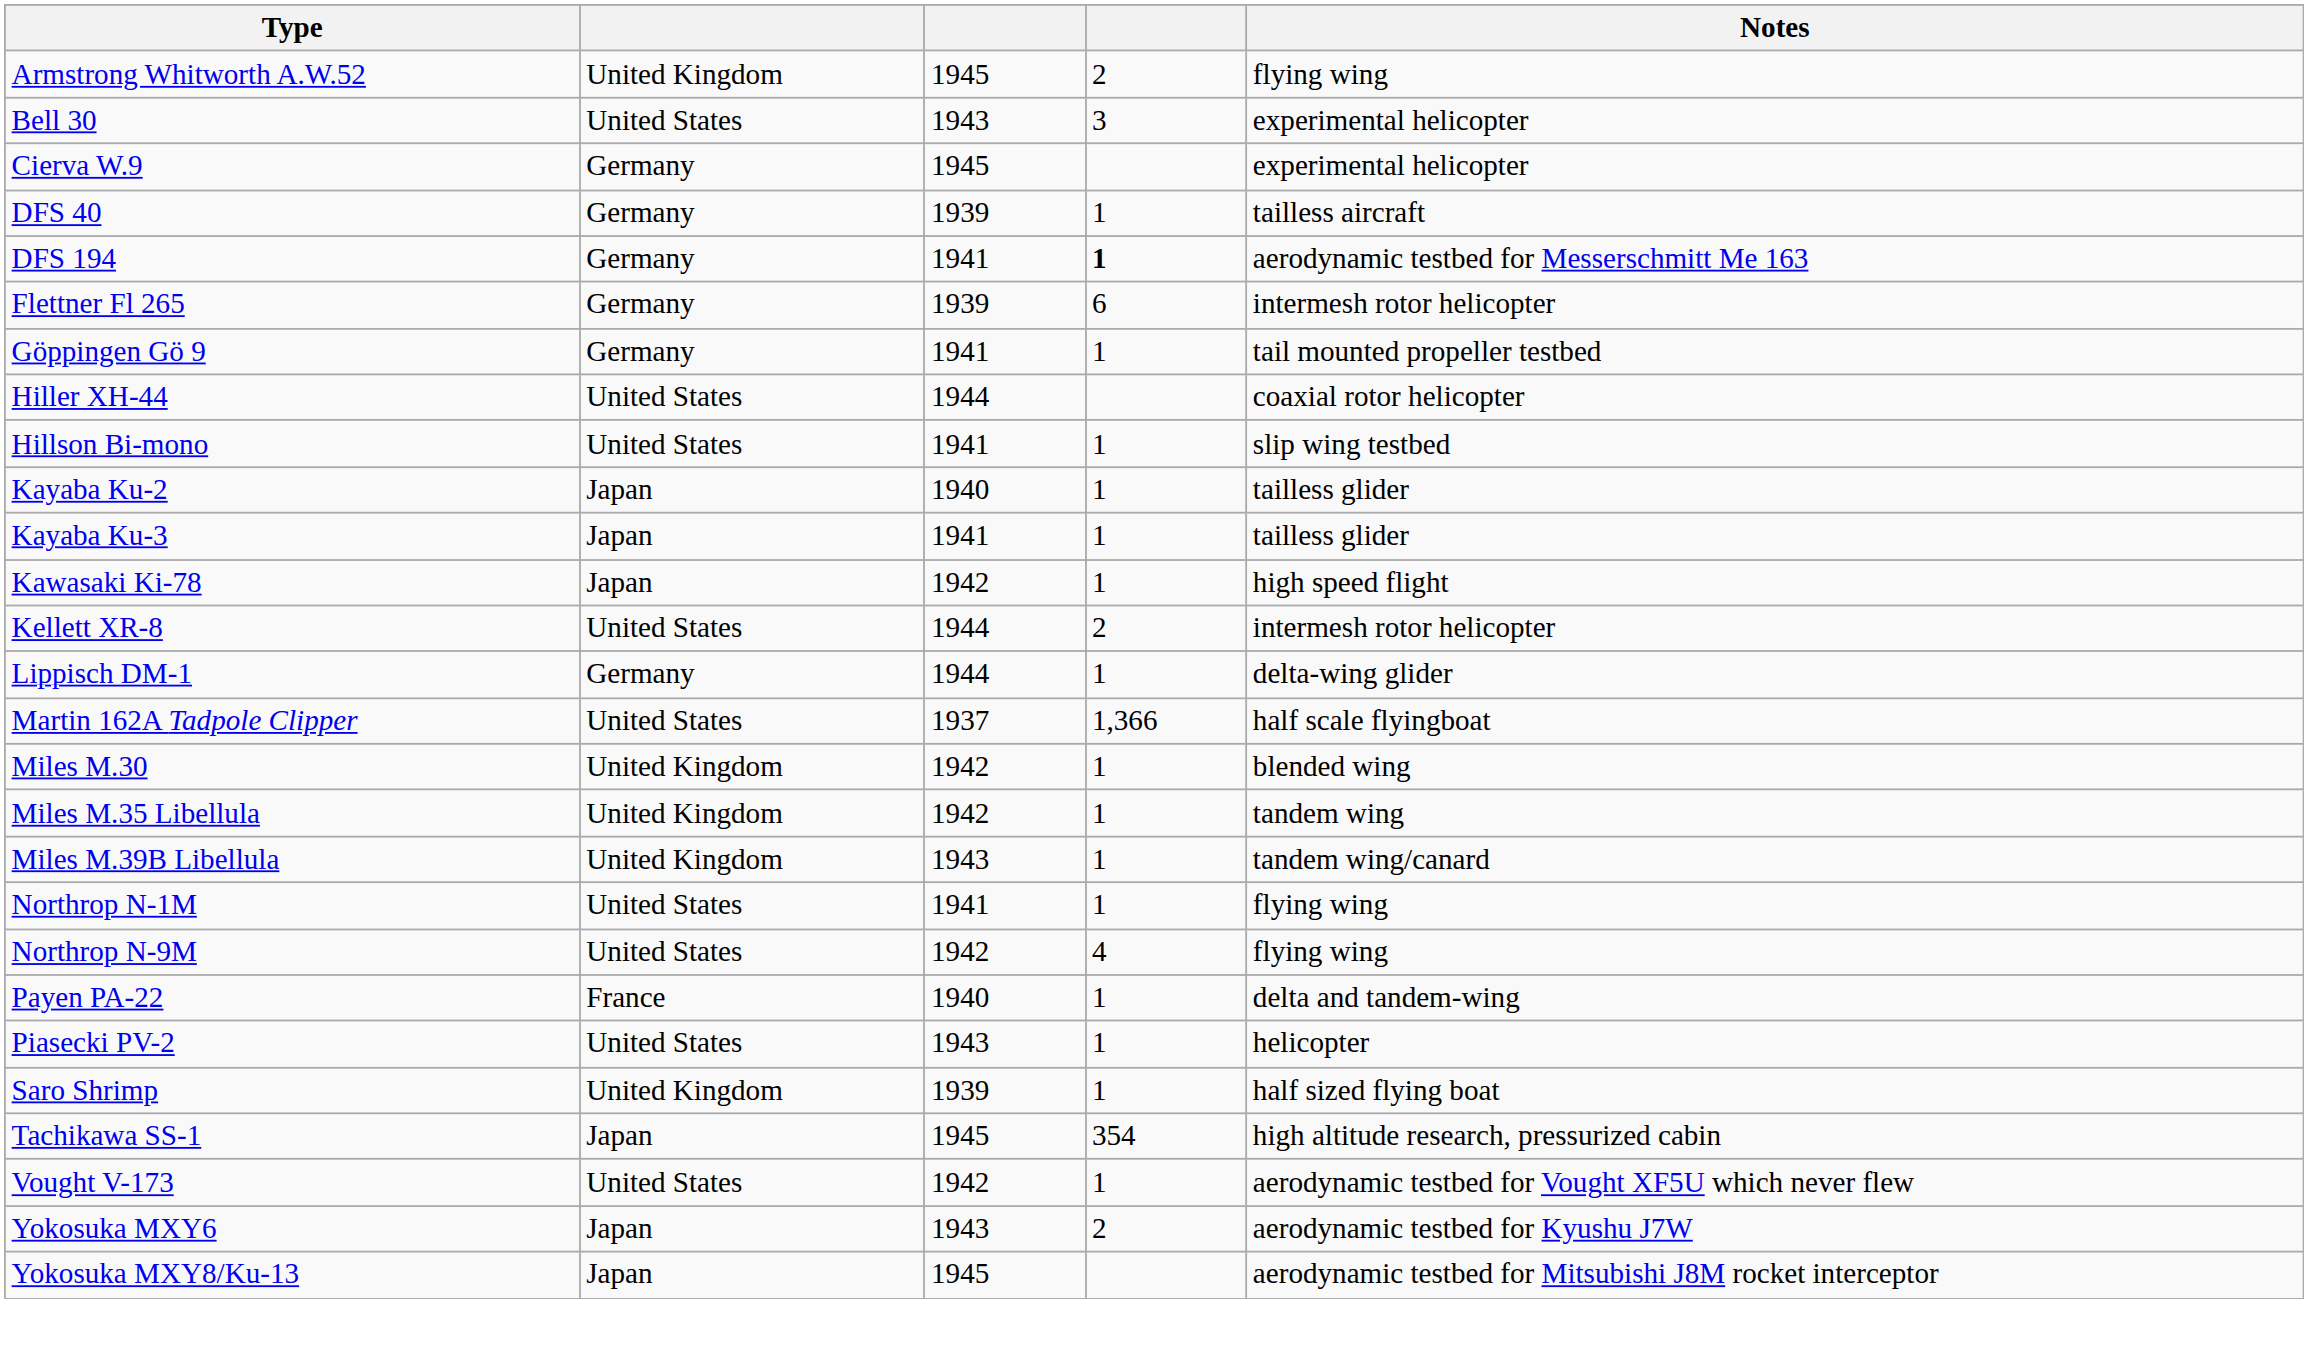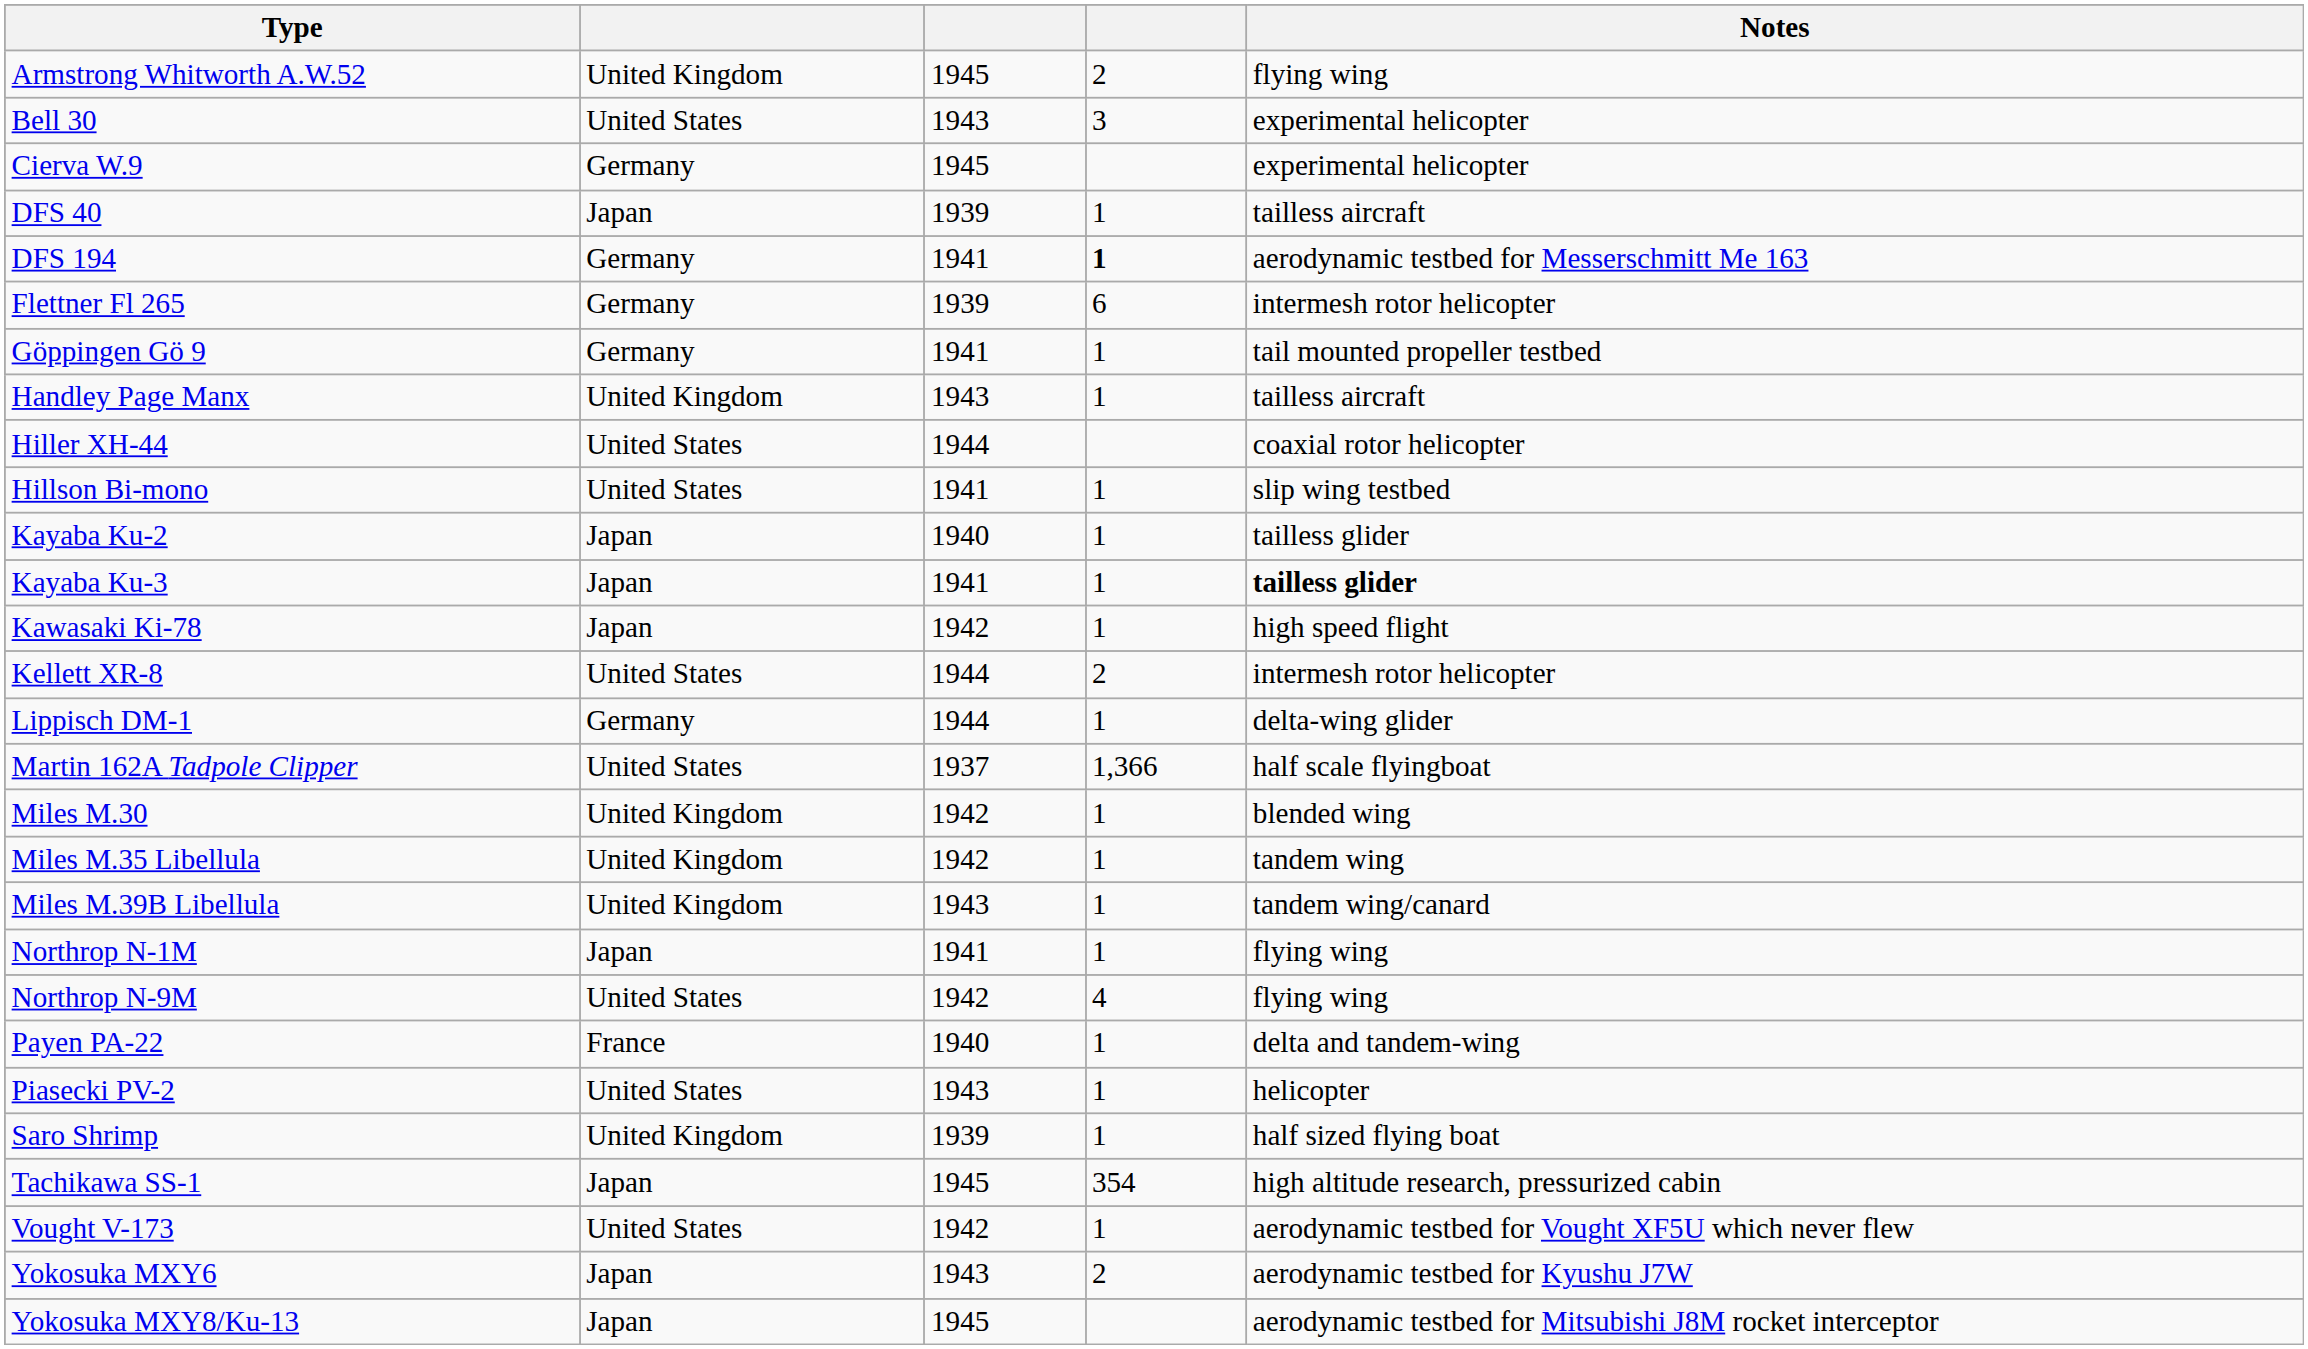(640, 212) Germany -> (619, 212) Japan
+ row: (131, 397)
(1331, 535) normal -> (1335, 581) bold
(664, 905) United States -> (619, 951) Japan
